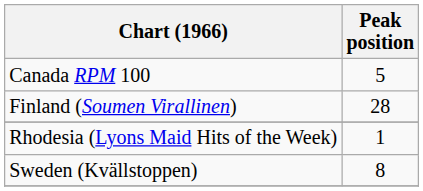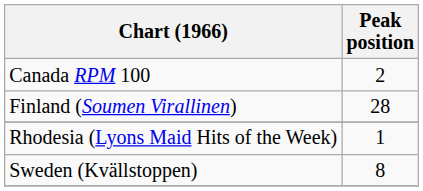(380, 74) 5 -> (380, 74) 2
